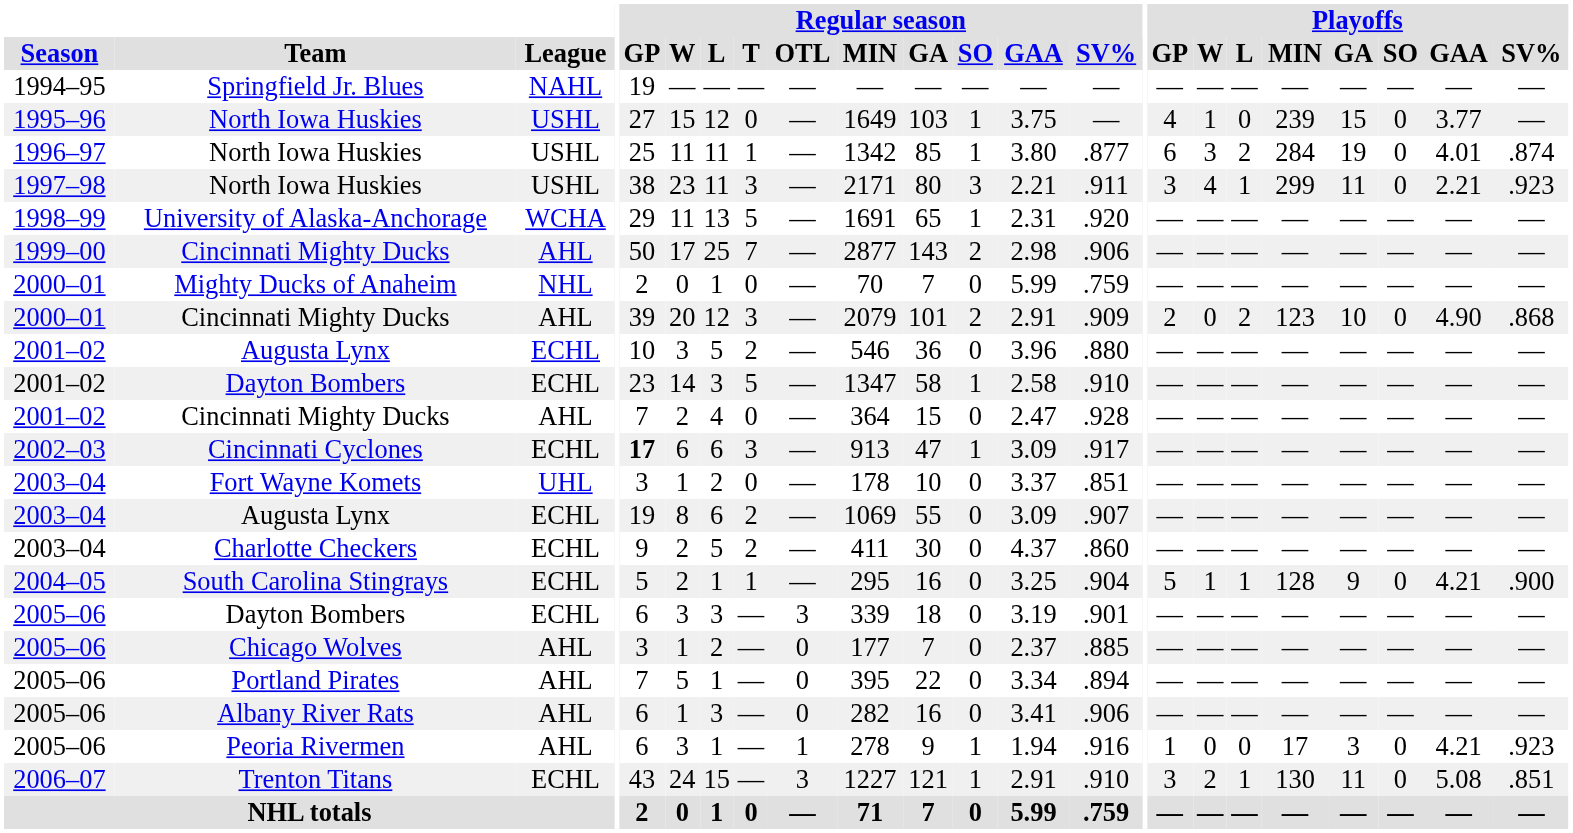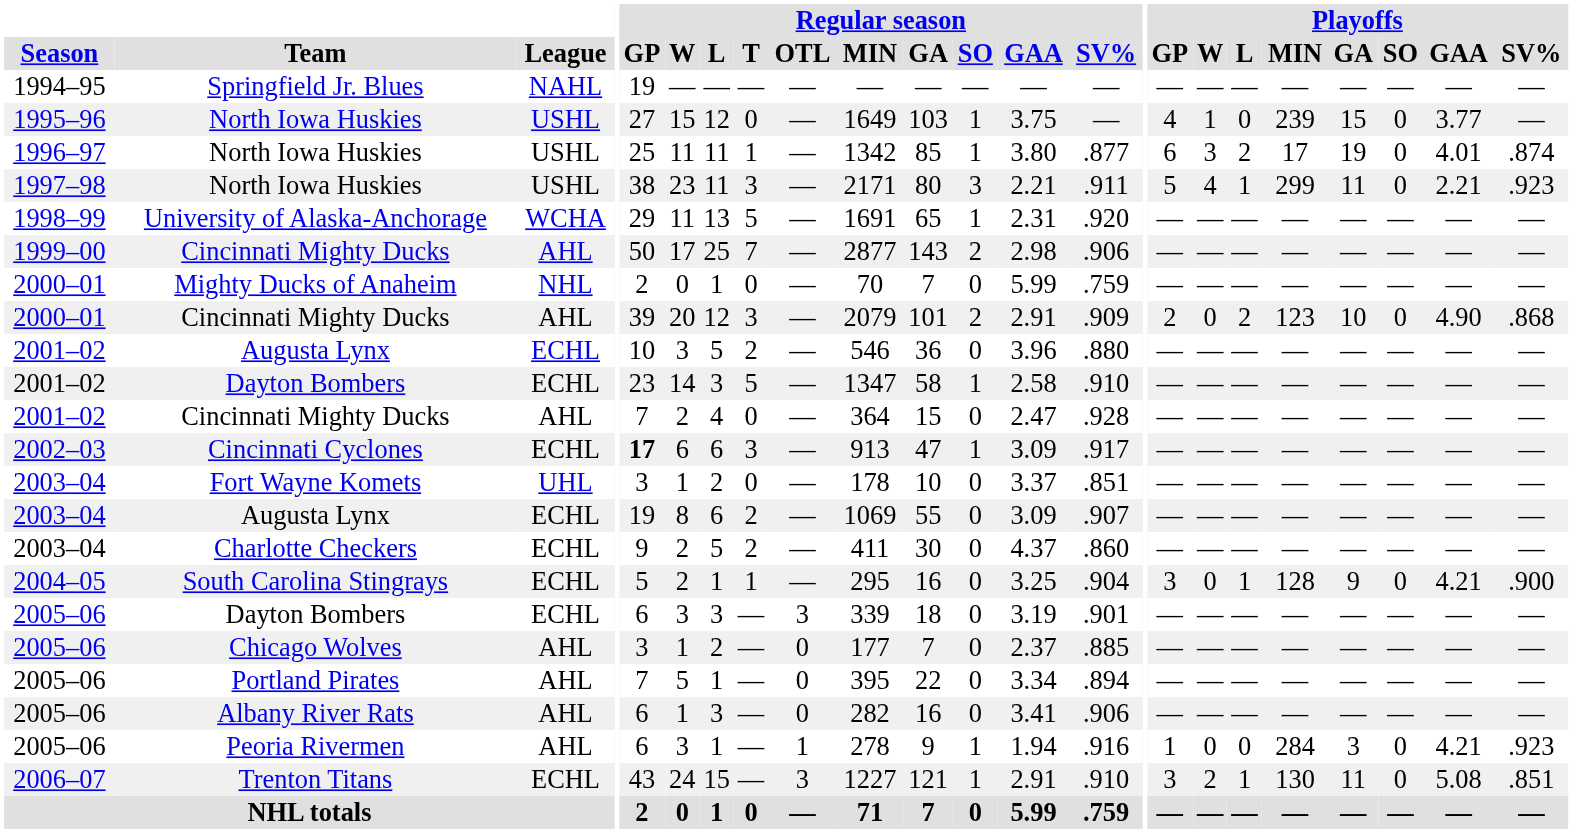(1295, 152) 284 -> (1295, 152) 17
(1170, 185) 3 -> (1170, 185) 5
(1170, 581) 5 -> (1170, 581) 3
(1210, 581) 1 -> (1210, 581) 0
(1295, 746) 17 -> (1295, 746) 284
